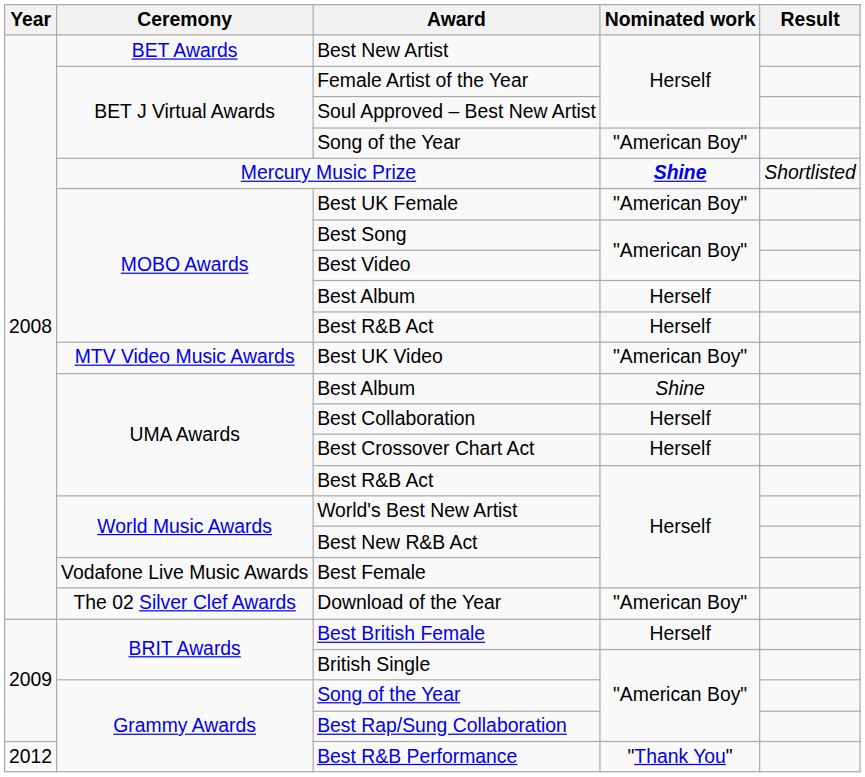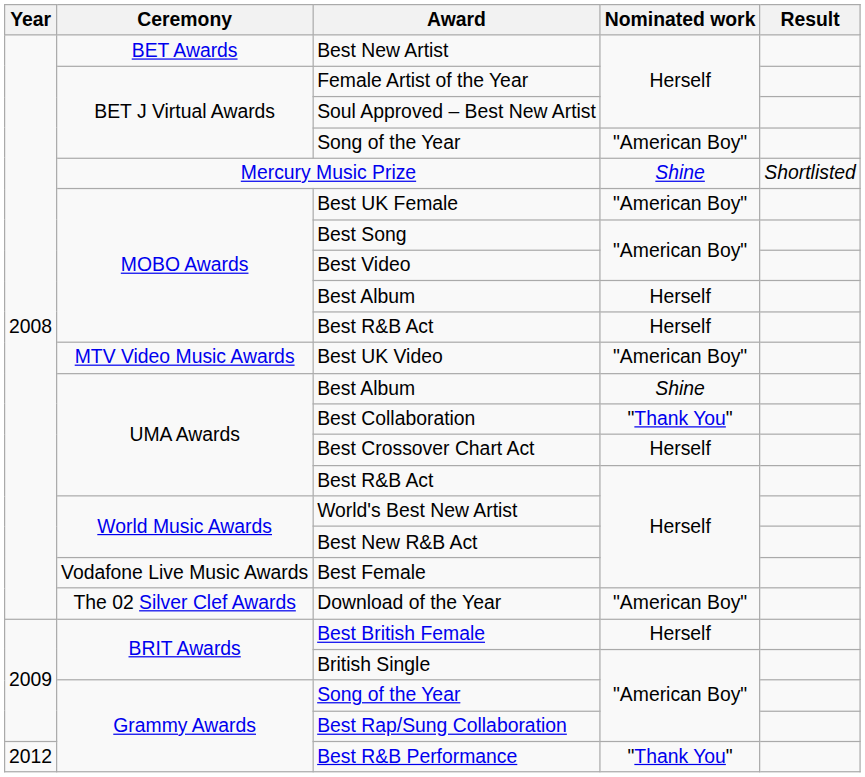(680, 173) bold -> (680, 173) normal
(680, 419) Herself -> (680, 419) "Thank You"
